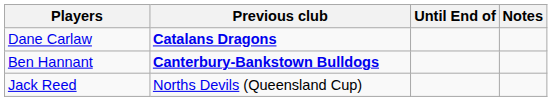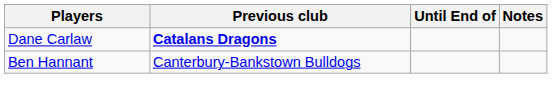(266, 62) bold -> (257, 62) normal
- row: (42, 85)
